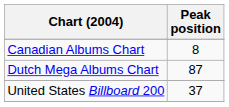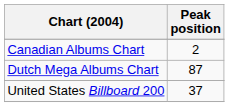(196, 49) 8 -> (196, 49) 2
